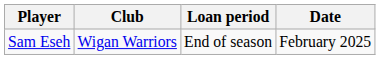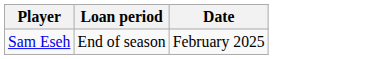- column: (127, 16)
